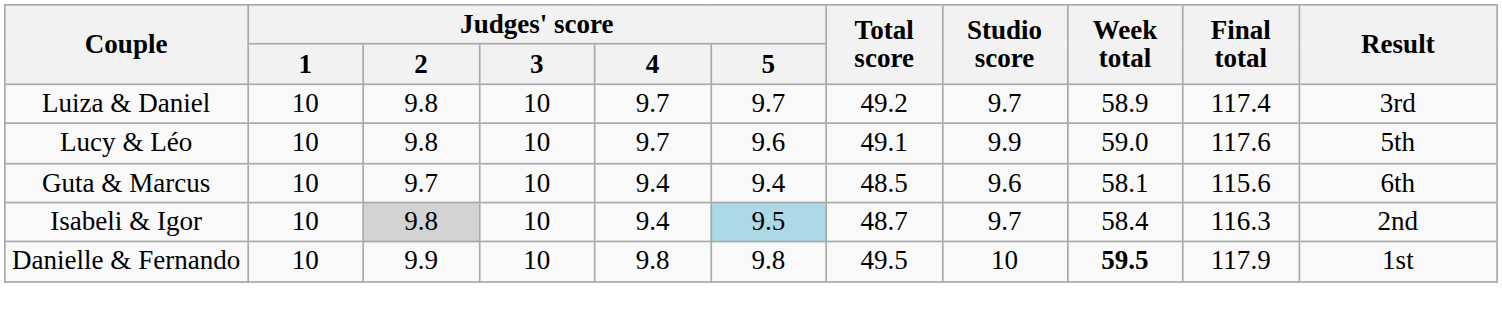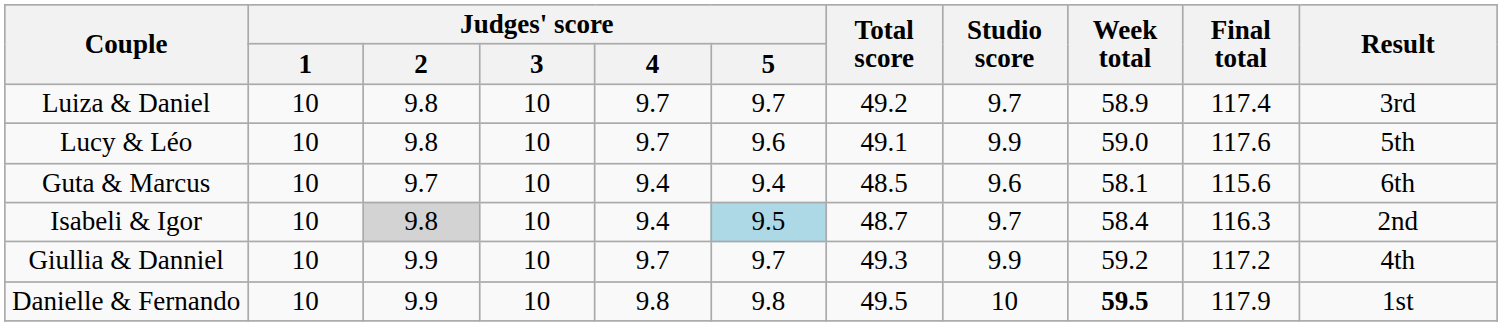+ row: (126, 261)
